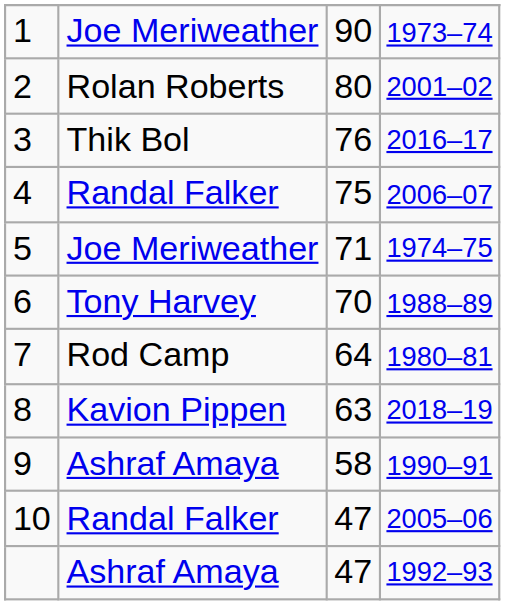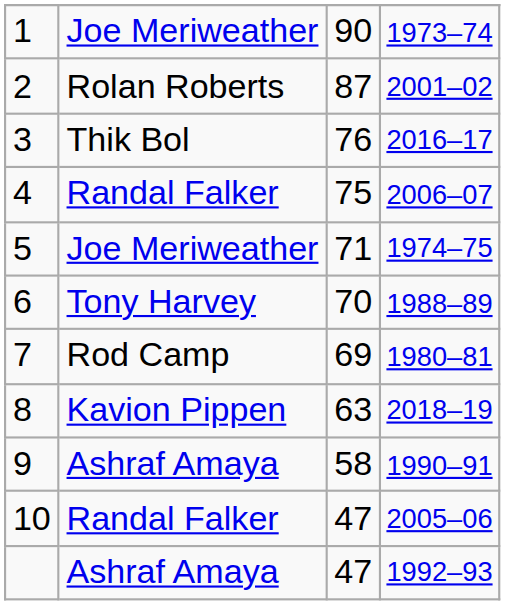(353, 85) 80 -> (353, 85) 87
(353, 355) 64 -> (353, 355) 69
